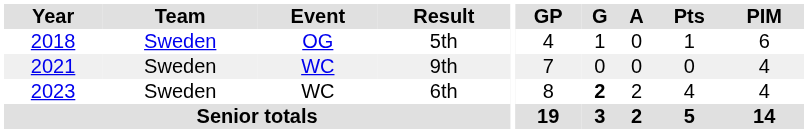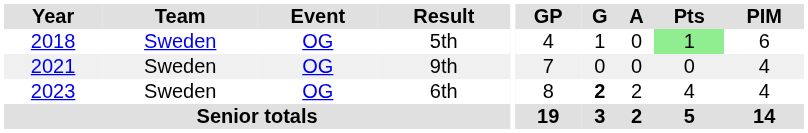(689, 41) no background -> (689, 41) lightgreen background
(318, 66) WC -> (318, 66) OG
(318, 91) WC -> (318, 91) OG
